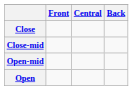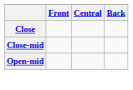- row: (25, 78)
